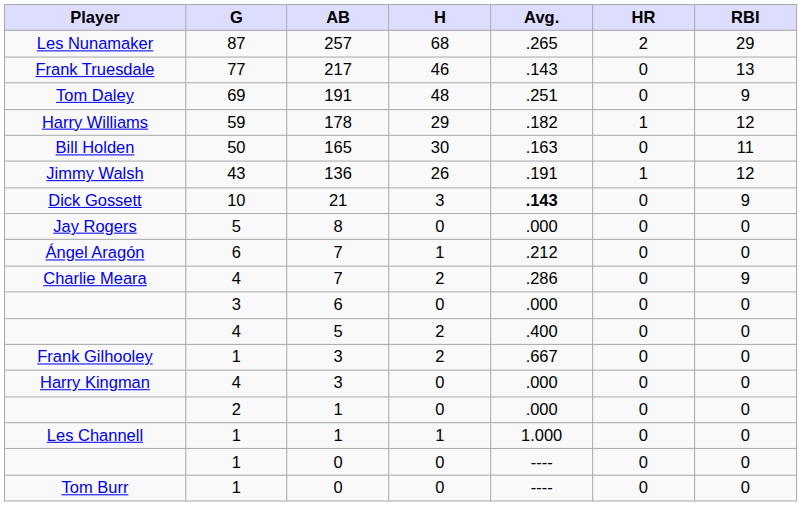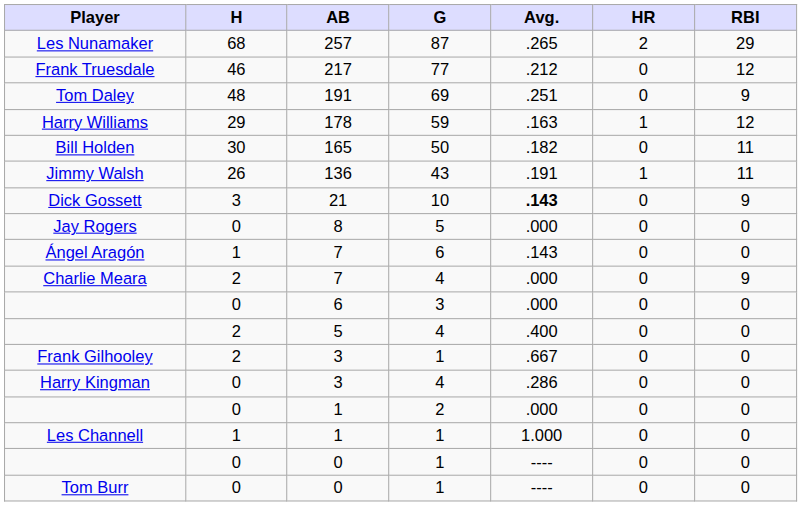columns swapped: (236, 17) <-> (440, 17)
(542, 69) .143 -> (542, 69) .212
(745, 69) 13 -> (745, 69) 12
(542, 122) .182 -> (542, 122) .163
(542, 148) .163 -> (542, 148) .182
(745, 174) 12 -> (745, 174) 11
(542, 252) .212 -> (542, 252) .143
(542, 278) .286 -> (542, 278) .000
(542, 383) .000 -> (542, 383) .286
